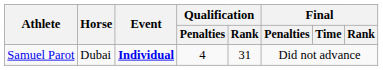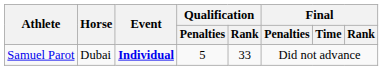(202, 55) 4 -> (202, 55) 5
(245, 55) 31 -> (245, 55) 33
